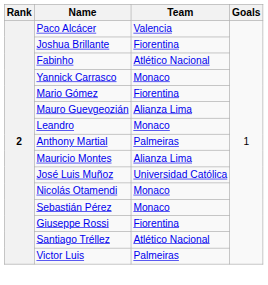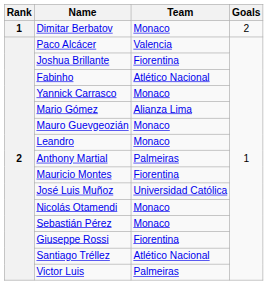+ row: (75, 28)
(156, 93) Fiorentina -> (163, 110) Alianza Lima
(163, 110) Alianza Lima -> (152, 126) Monaco
(163, 158) Alianza Lima -> (156, 175) Fiorentina
